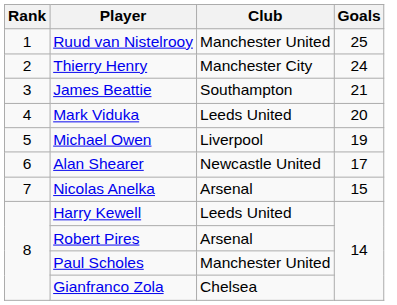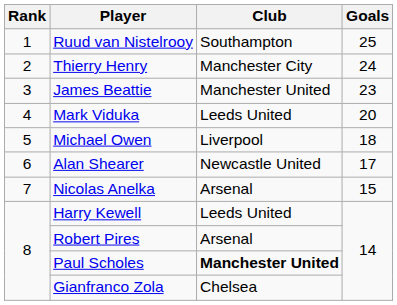(265, 41) Manchester United -> (246, 41) Southampton
(246, 90) Southampton -> (265, 90) Manchester United
(359, 90) 21 -> (368, 90) 23
(359, 139) 19 -> (368, 139) 18
(265, 262) normal -> (269, 262) bold
